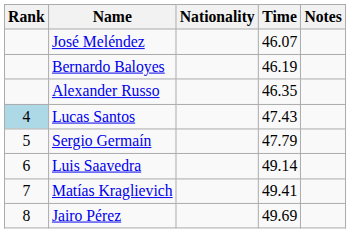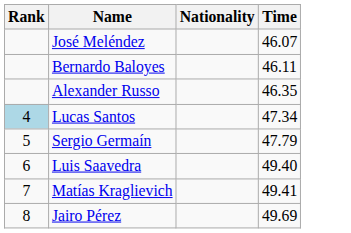- column: (323, 16)
(280, 66) 46.19 -> (280, 66) 46.11
(280, 116) 47.43 -> (280, 116) 47.34
(280, 166) 49.14 -> (280, 166) 49.40
